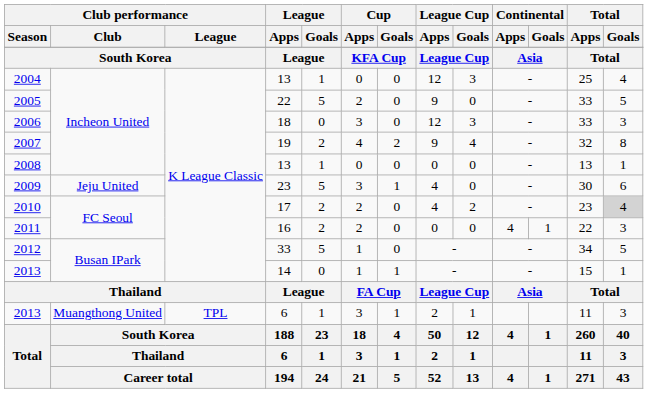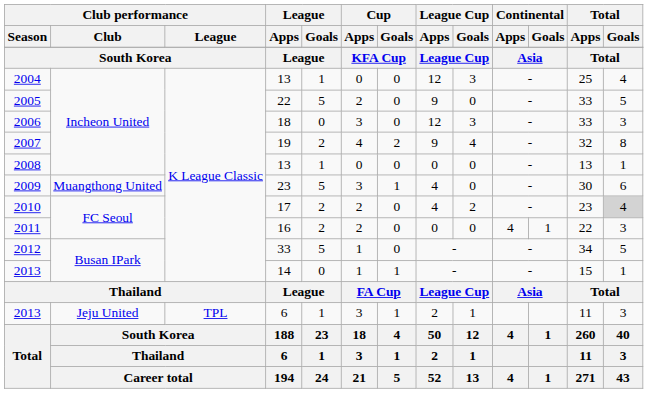(108, 185) Jeju United -> (108, 185) Muangthong United
(108, 313) Muangthong United -> (108, 313) Jeju United
